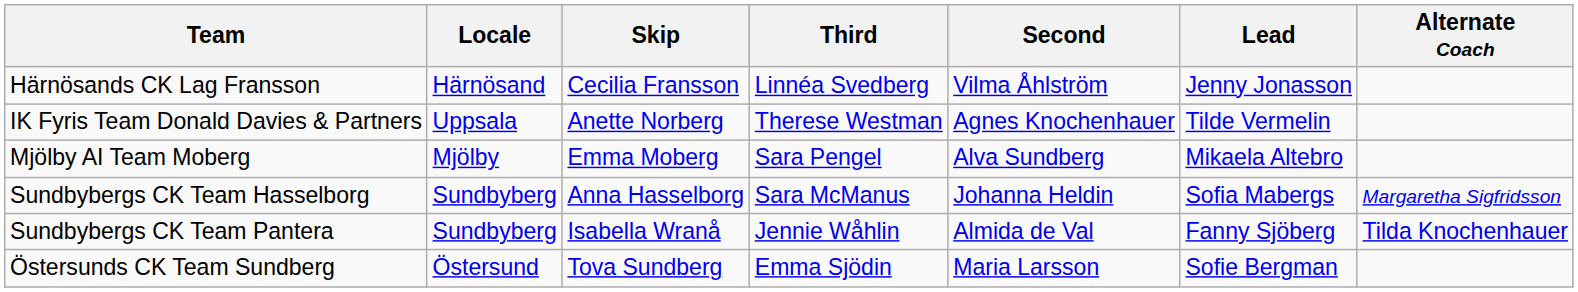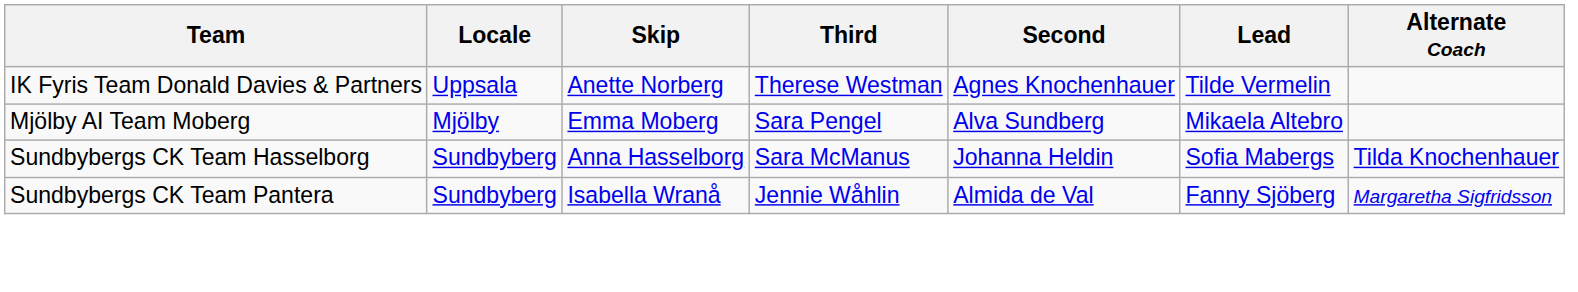- row: (165, 85)
(1462, 194) Margaretha Sigfridsson -> (1456, 158) Tilda Knochenhauer
(1465, 231) Tilda Knochenhauer -> (1453, 194) Margaretha Sigfridsson
- row: (172, 267)
